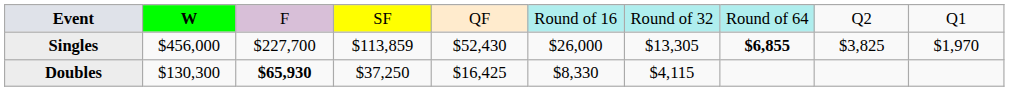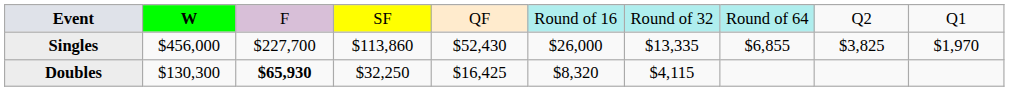(383, 45) $113,859 -> (383, 45) $113,860
(672, 45) $13,305 -> (672, 45) $13,335
(767, 45) bold -> (767, 45) normal
(383, 73) $37,250 -> (383, 73) $32,250
(576, 73) $8,330 -> (576, 73) $8,320
